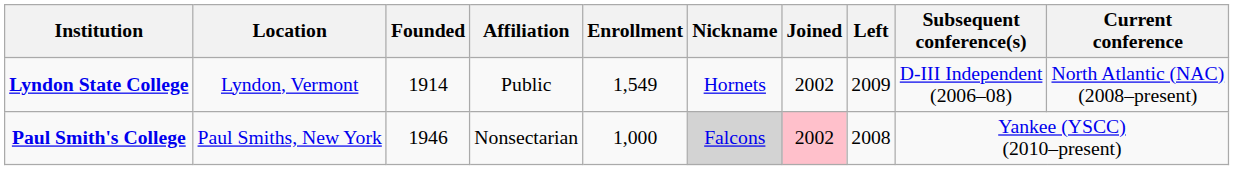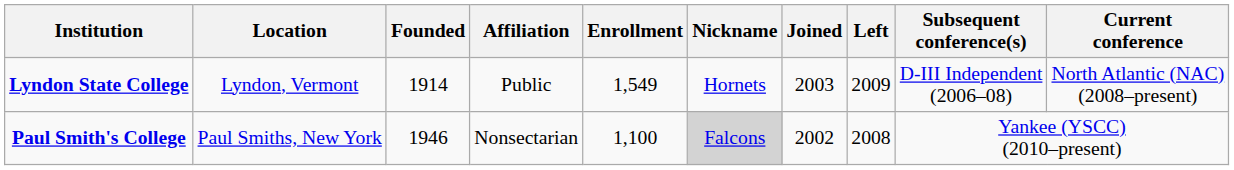(814, 84) 2002 -> (814, 84) 2003
(635, 137) 1,000 -> (635, 137) 1,100
(814, 137) pink background -> (814, 137) no background
